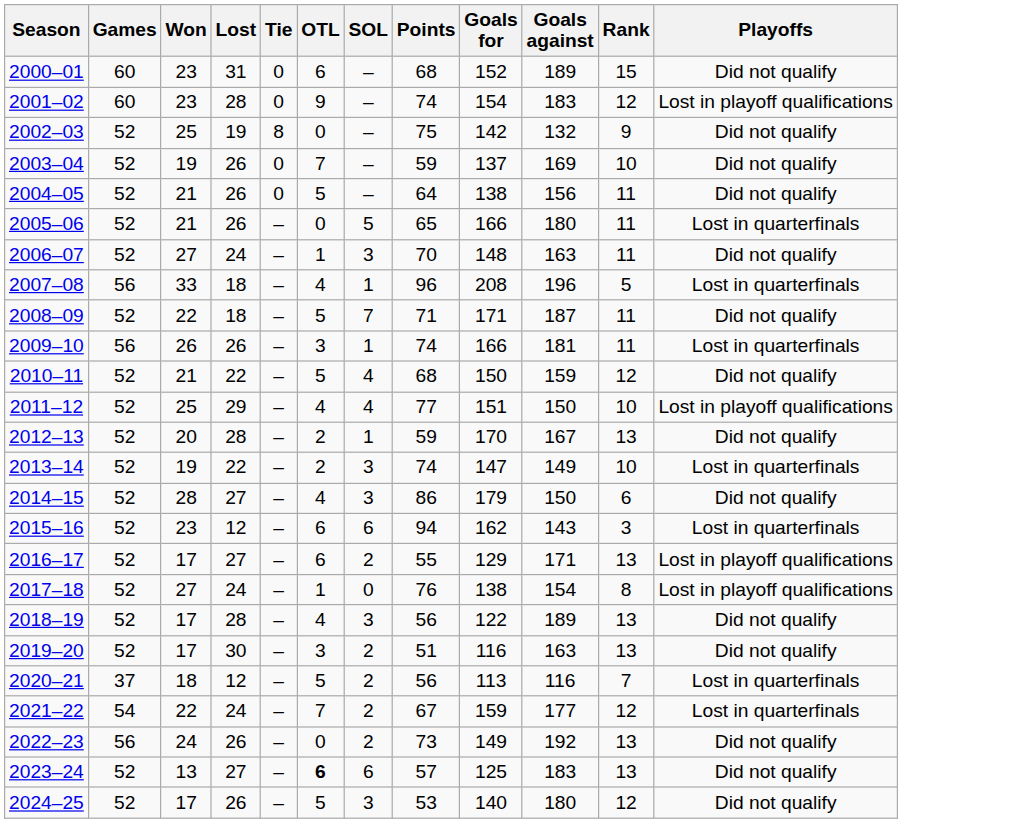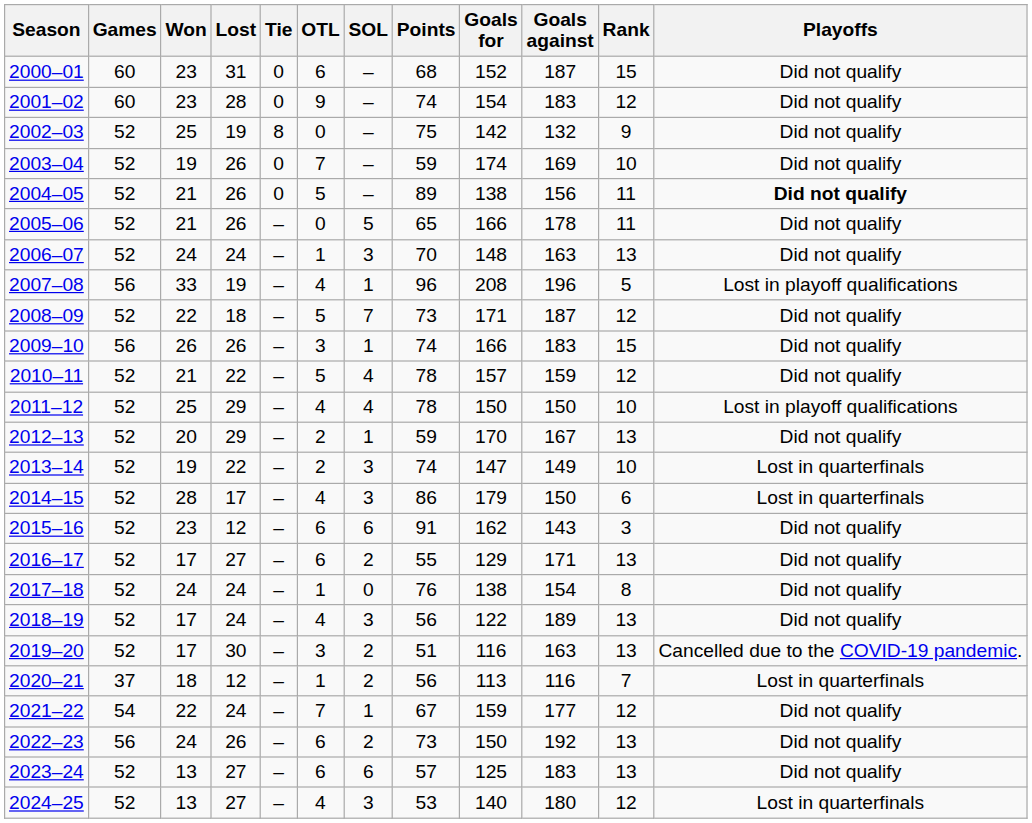(560, 71) 189 -> (560, 71) 187
(776, 102) Lost in playoff qualifications -> (840, 102) Did not qualify
(491, 163) 137 -> (491, 163) 174
(426, 193) 64 -> (426, 193) 89
(776, 193) normal -> (840, 193) bold
(560, 224) 180 -> (560, 224) 178
(776, 224) Lost in quarterfinals -> (840, 224) Did not qualify
(186, 254) 27 -> (186, 254) 24
(626, 254) 11 -> (626, 254) 13
(236, 284) 18 -> (236, 284) 19
(776, 284) Lost in quarterfinals -> (840, 284) Lost in playoff qualifications
(426, 315) 71 -> (426, 315) 73
(626, 315) 11 -> (626, 315) 12
(560, 345) 181 -> (560, 345) 183
(626, 345) 11 -> (626, 345) 15
(776, 345) Lost in quarterfinals -> (840, 345) Did not qualify
(426, 376) 68 -> (426, 376) 78
(491, 376) 150 -> (491, 376) 157
(426, 406) 77 -> (426, 406) 78
(491, 406) 151 -> (491, 406) 150
(236, 437) 28 -> (236, 437) 29
(236, 498) 27 -> (236, 498) 17
(776, 498) Did not qualify -> (840, 498) Lost in quarterfinals
(426, 528) 94 -> (426, 528) 91
(776, 528) Lost in quarterfinals -> (840, 528) Did not qualify
(776, 558) Lost in playoff qualifications -> (840, 558) Did not qualify
(186, 589) 27 -> (186, 589) 24
(776, 589) Lost in playoff qualifications -> (840, 589) Did not qualify
(236, 619) 28 -> (236, 619) 24
(776, 650) Did not qualify -> (840, 650) Cancelled due to the COVID-19 pandemic.
(320, 680) 5 -> (320, 680) 1
(368, 711) 2 -> (368, 711) 1
(776, 711) Lost in quarterfinals -> (840, 711) Did not qualify
(320, 741) 0 -> (320, 741) 6
(491, 741) 149 -> (491, 741) 150
(320, 772) bold -> (320, 772) normal
(186, 802) 17 -> (186, 802) 13
(236, 802) 26 -> (236, 802) 27
(320, 802) 5 -> (320, 802) 4
(776, 802) Did not qualify -> (840, 802) Lost in quarterfinals
